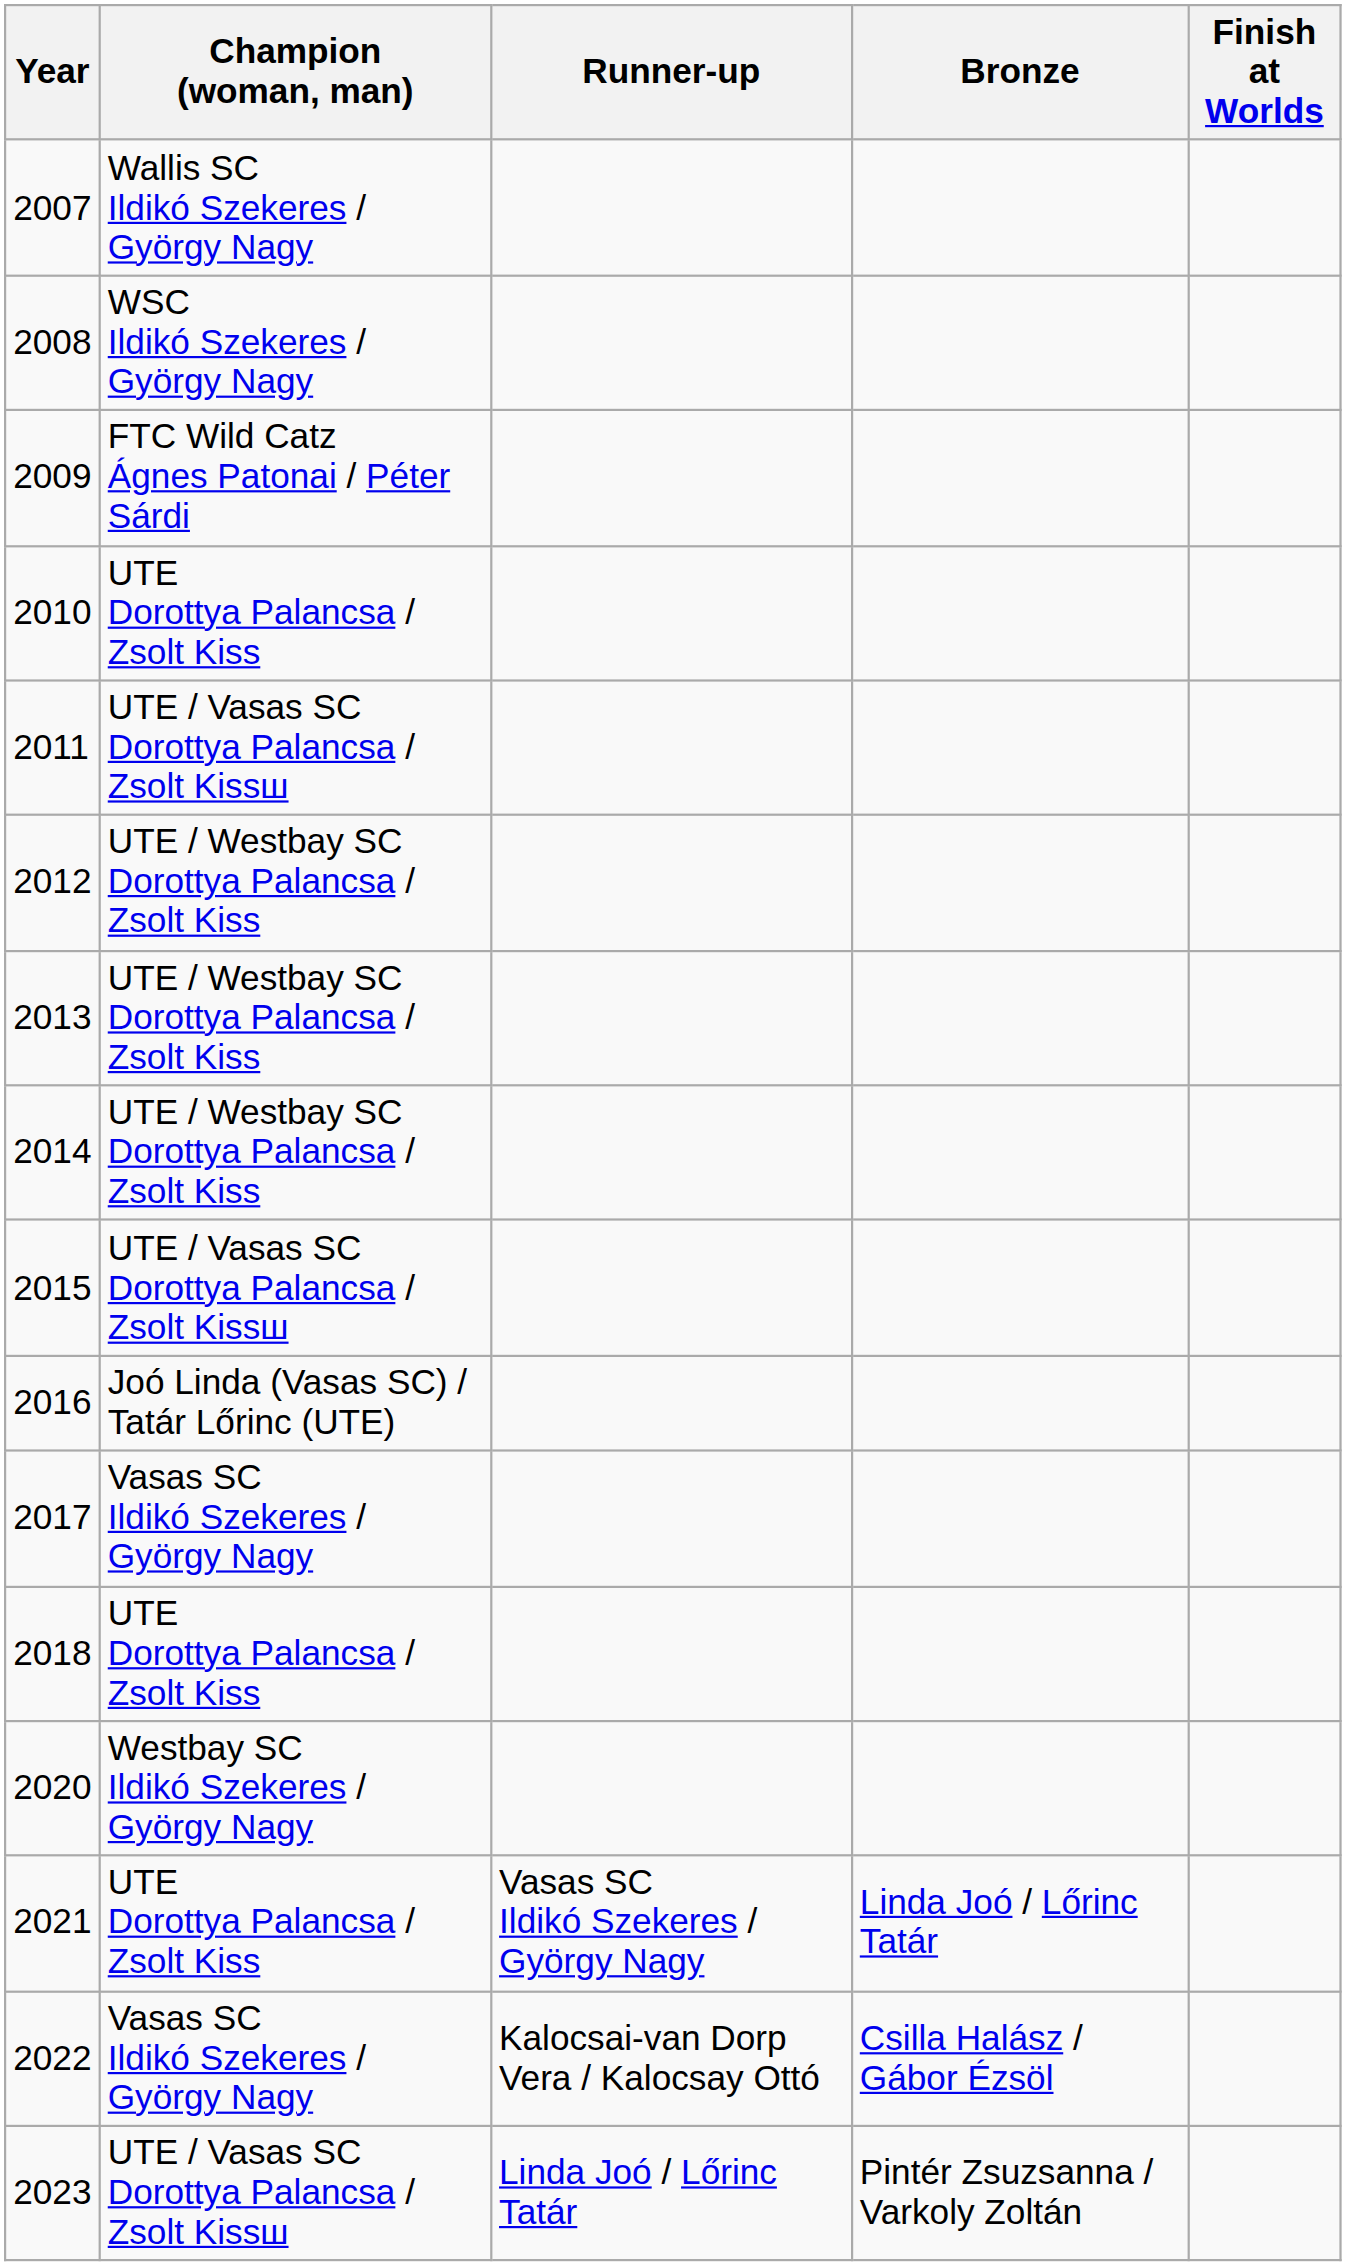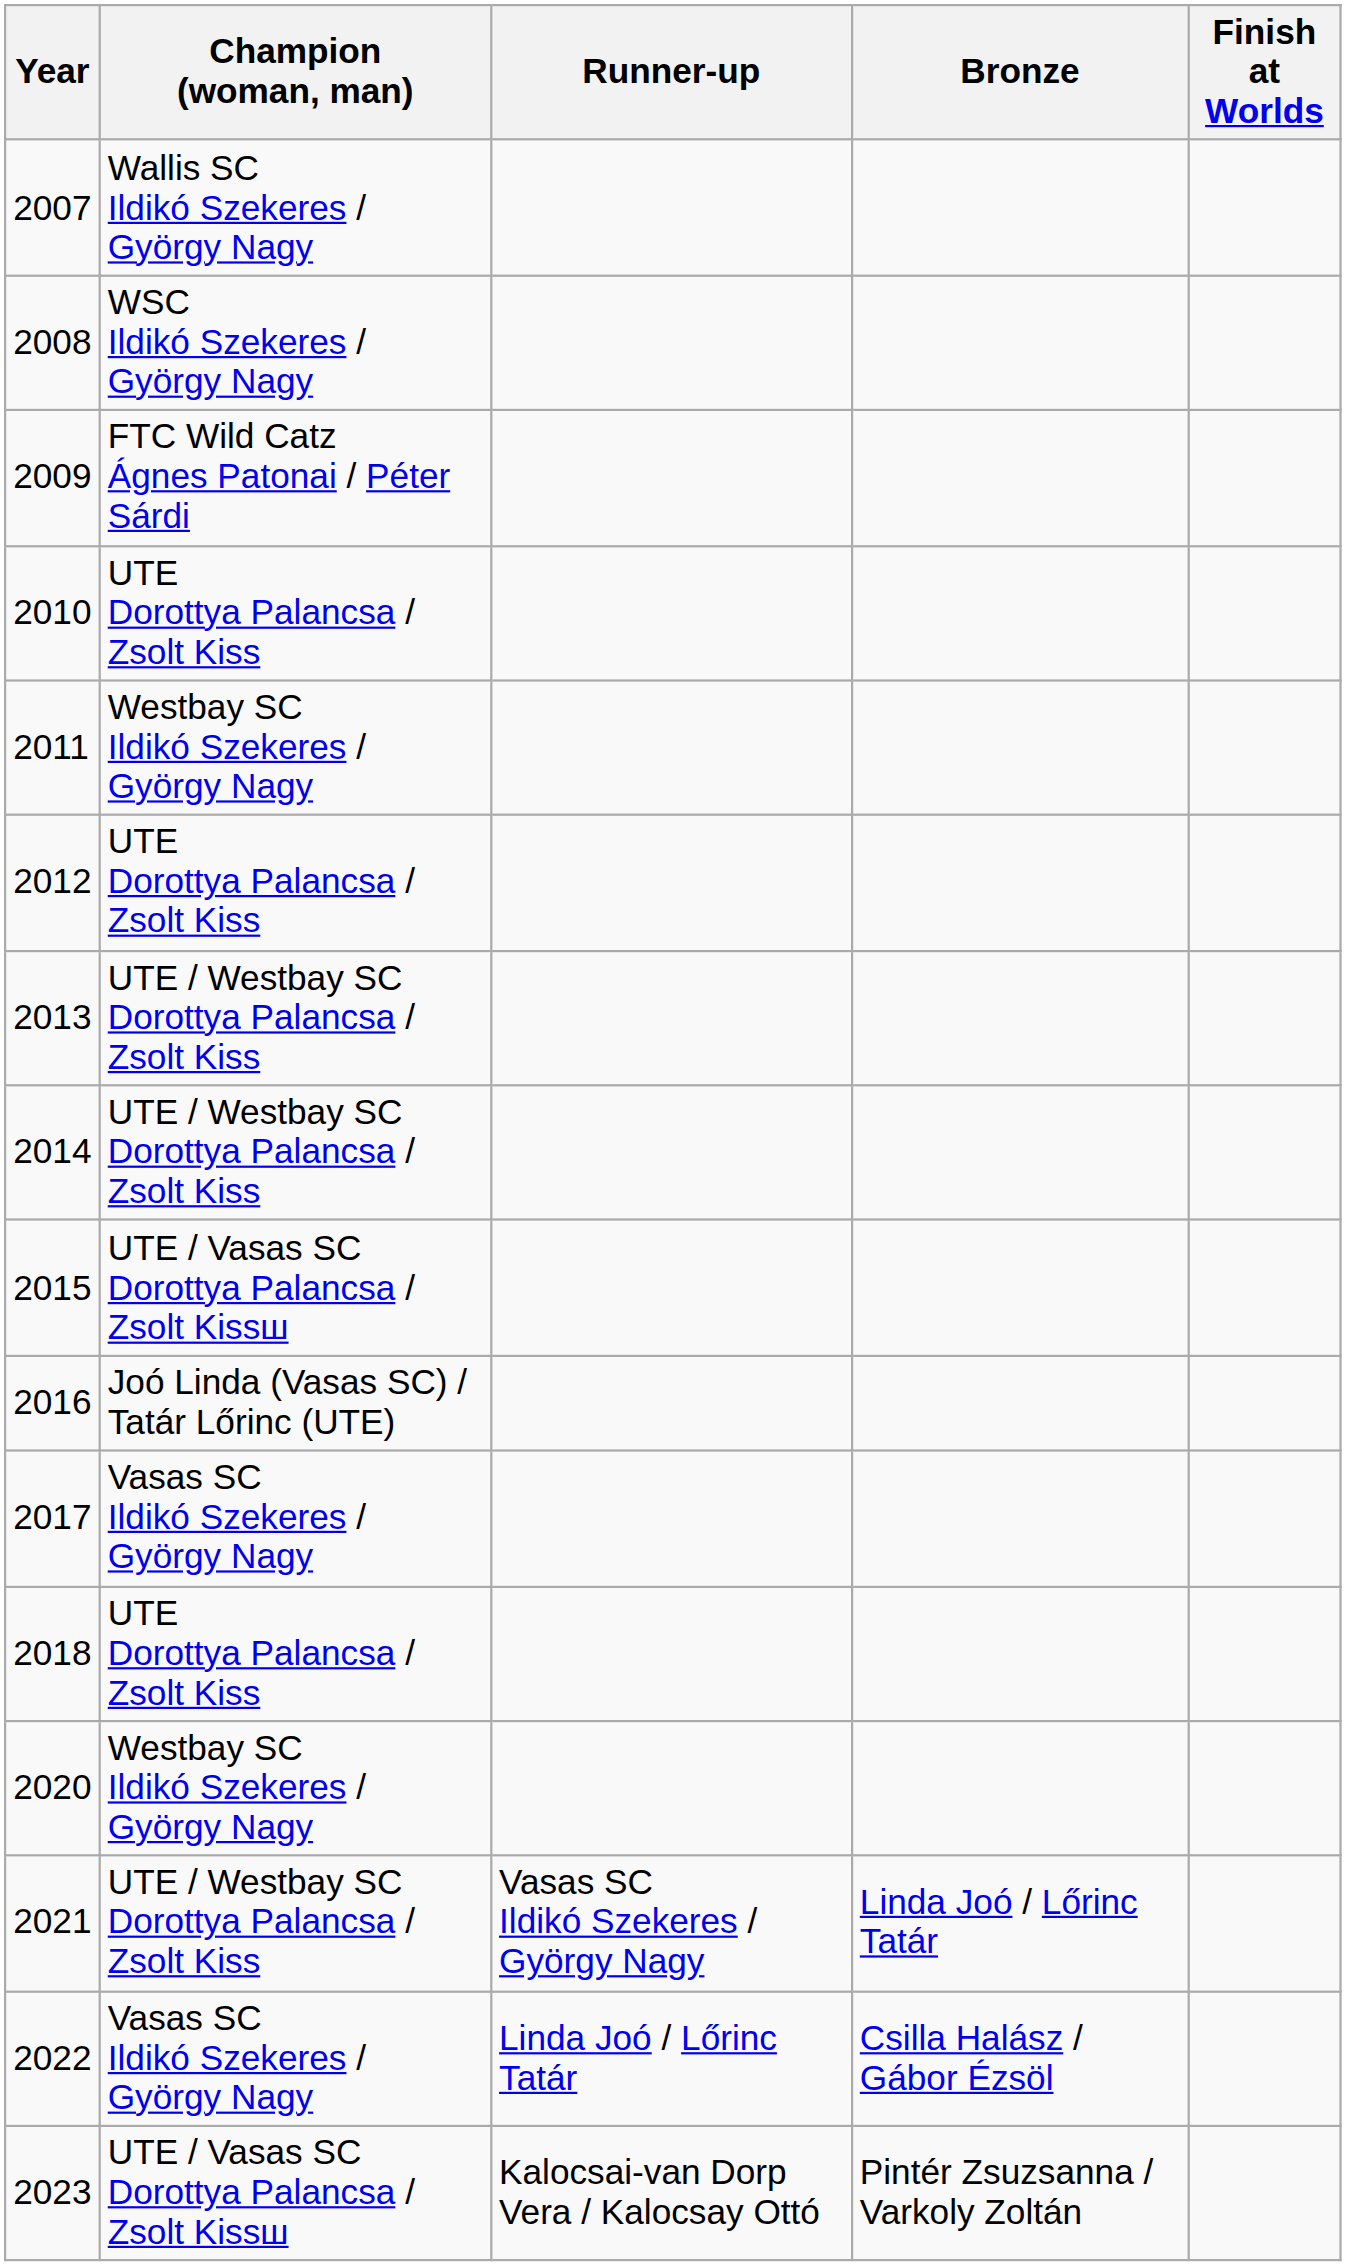(261, 747) UTE / Vasas SC Dorottya Palancsa / Zsolt Kissш -> (237, 747) Westbay SC Ildikó Szekeres / György Nagy
(261, 882) UTE / Westbay SC Dorottya Palancsa / Zsolt Kiss -> (261, 882) UTE Dorottya Palancsa / Zsolt Kiss
(261, 1922) UTE Dorottya Palancsa / Zsolt Kiss -> (261, 1922) UTE / Westbay SC Dorottya Palancsa / Zsolt Kiss
(659, 2057) Kalocsai-van Dorp Vera / Kalocsay Ottó -> (638, 2057) Linda Joó / Lőrinc Tatár
(638, 2192) Linda Joó / Lőrinc Tatár -> (659, 2192) Kalocsai-van Dorp Vera / Kalocsay Ottó
